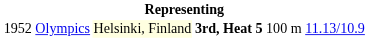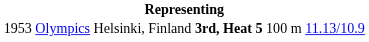(18, 28) 1952 -> (18, 28) 1953
(142, 28) lightyellow background -> (142, 28) no background
